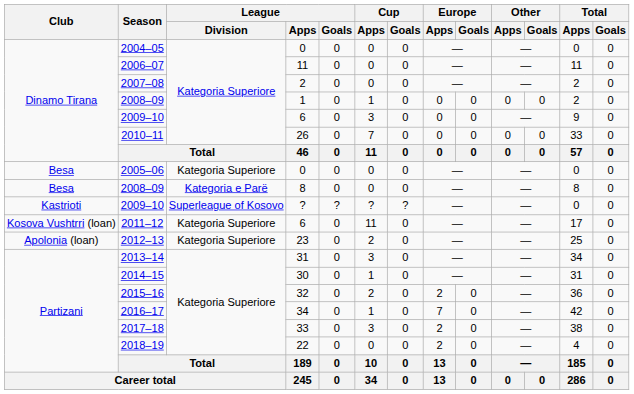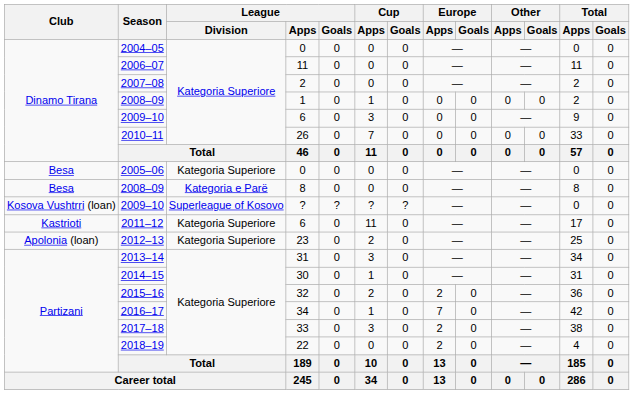(61, 205) Kastrioti -> (61, 205) Kosova Vushtrri (loan)
(61, 223) Kosova Vushtrri (loan) -> (61, 223) Kastrioti
